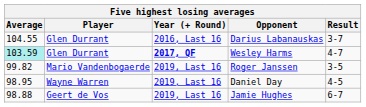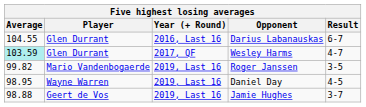(335, 39) 3-7 -> (335, 39) 6-7
(175, 53) bold -> (175, 53) normal
(335, 95) 6-7 -> (335, 95) 3-7
